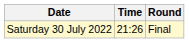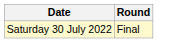- column: (130, 12)
